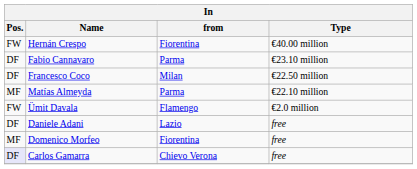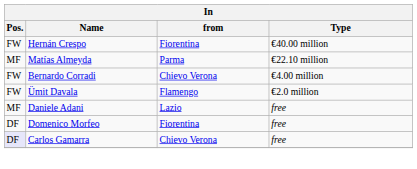- row: (61, 60)
- row: (59, 76)
+ row: (62, 76)
(13, 124) DF -> (14, 108) MF
(14, 140) MF -> (13, 124) DF
